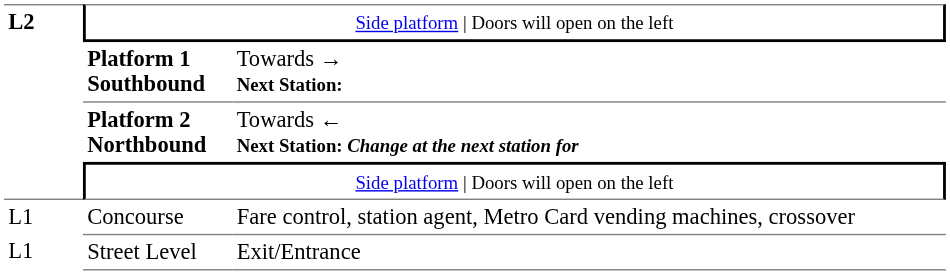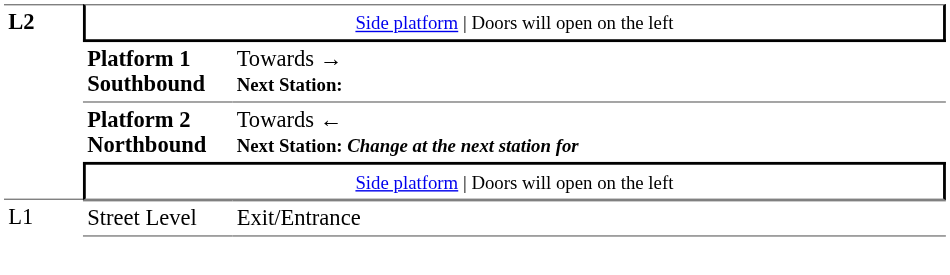- row: (135, 216)
